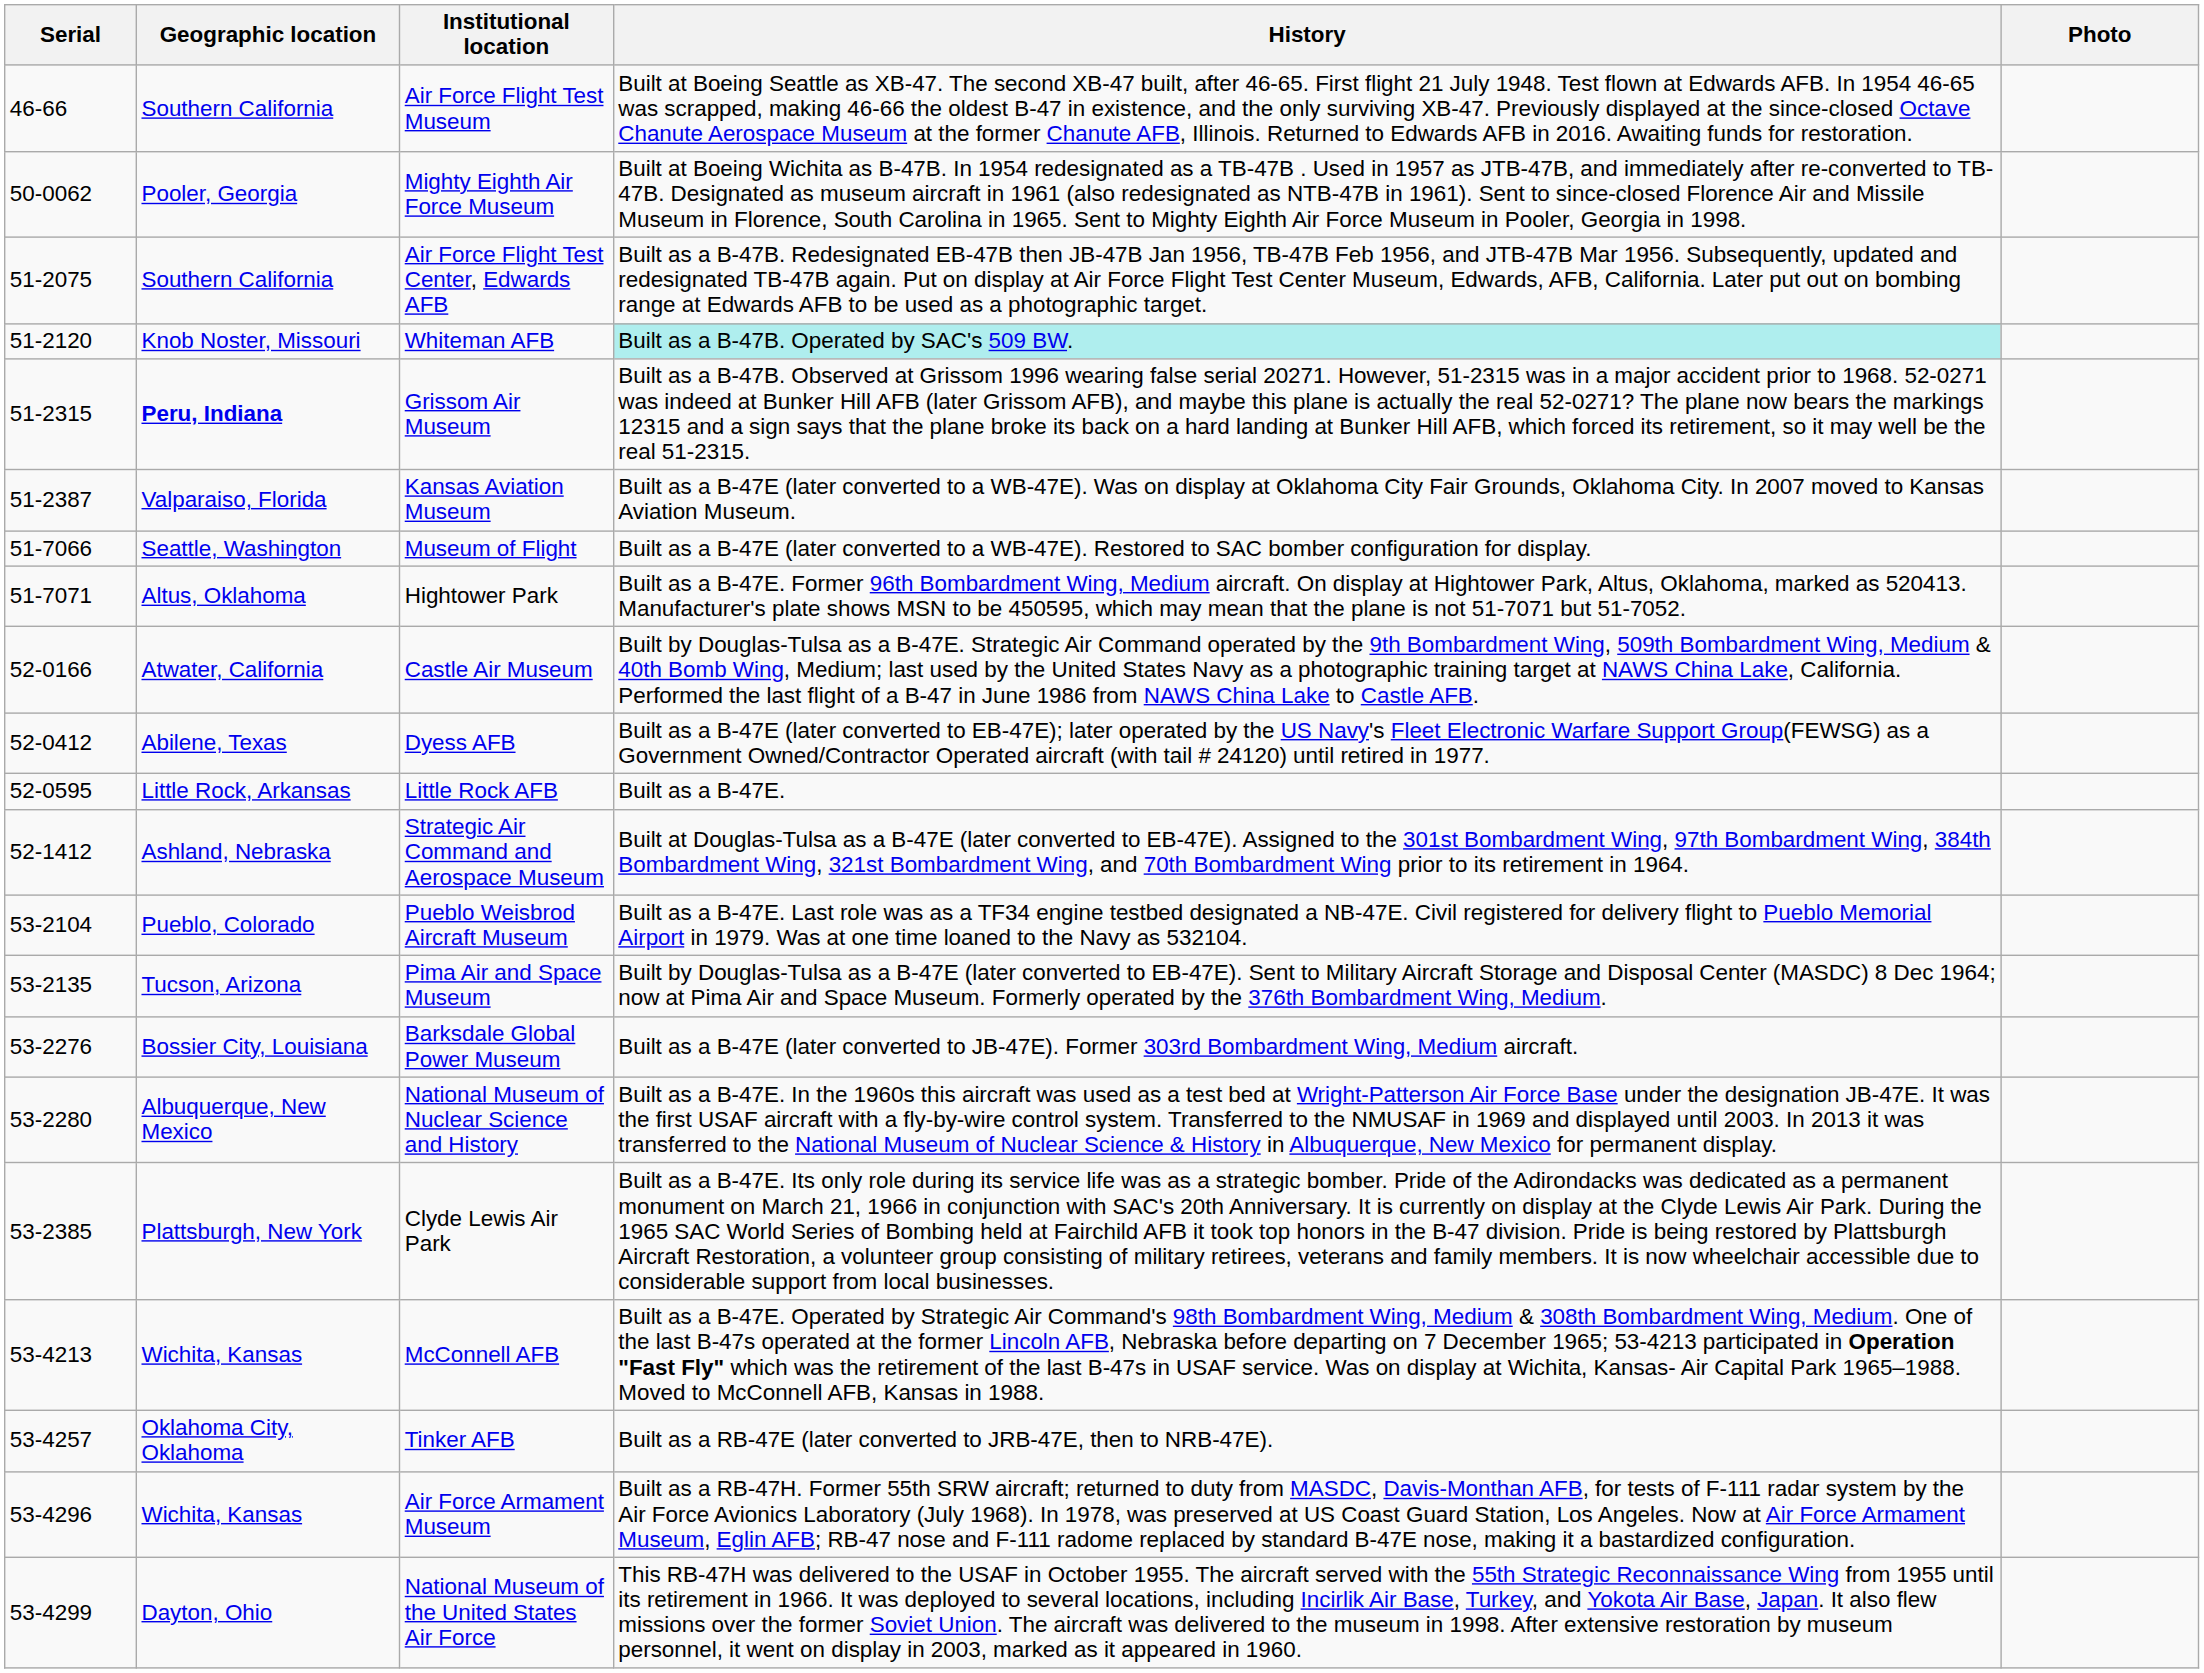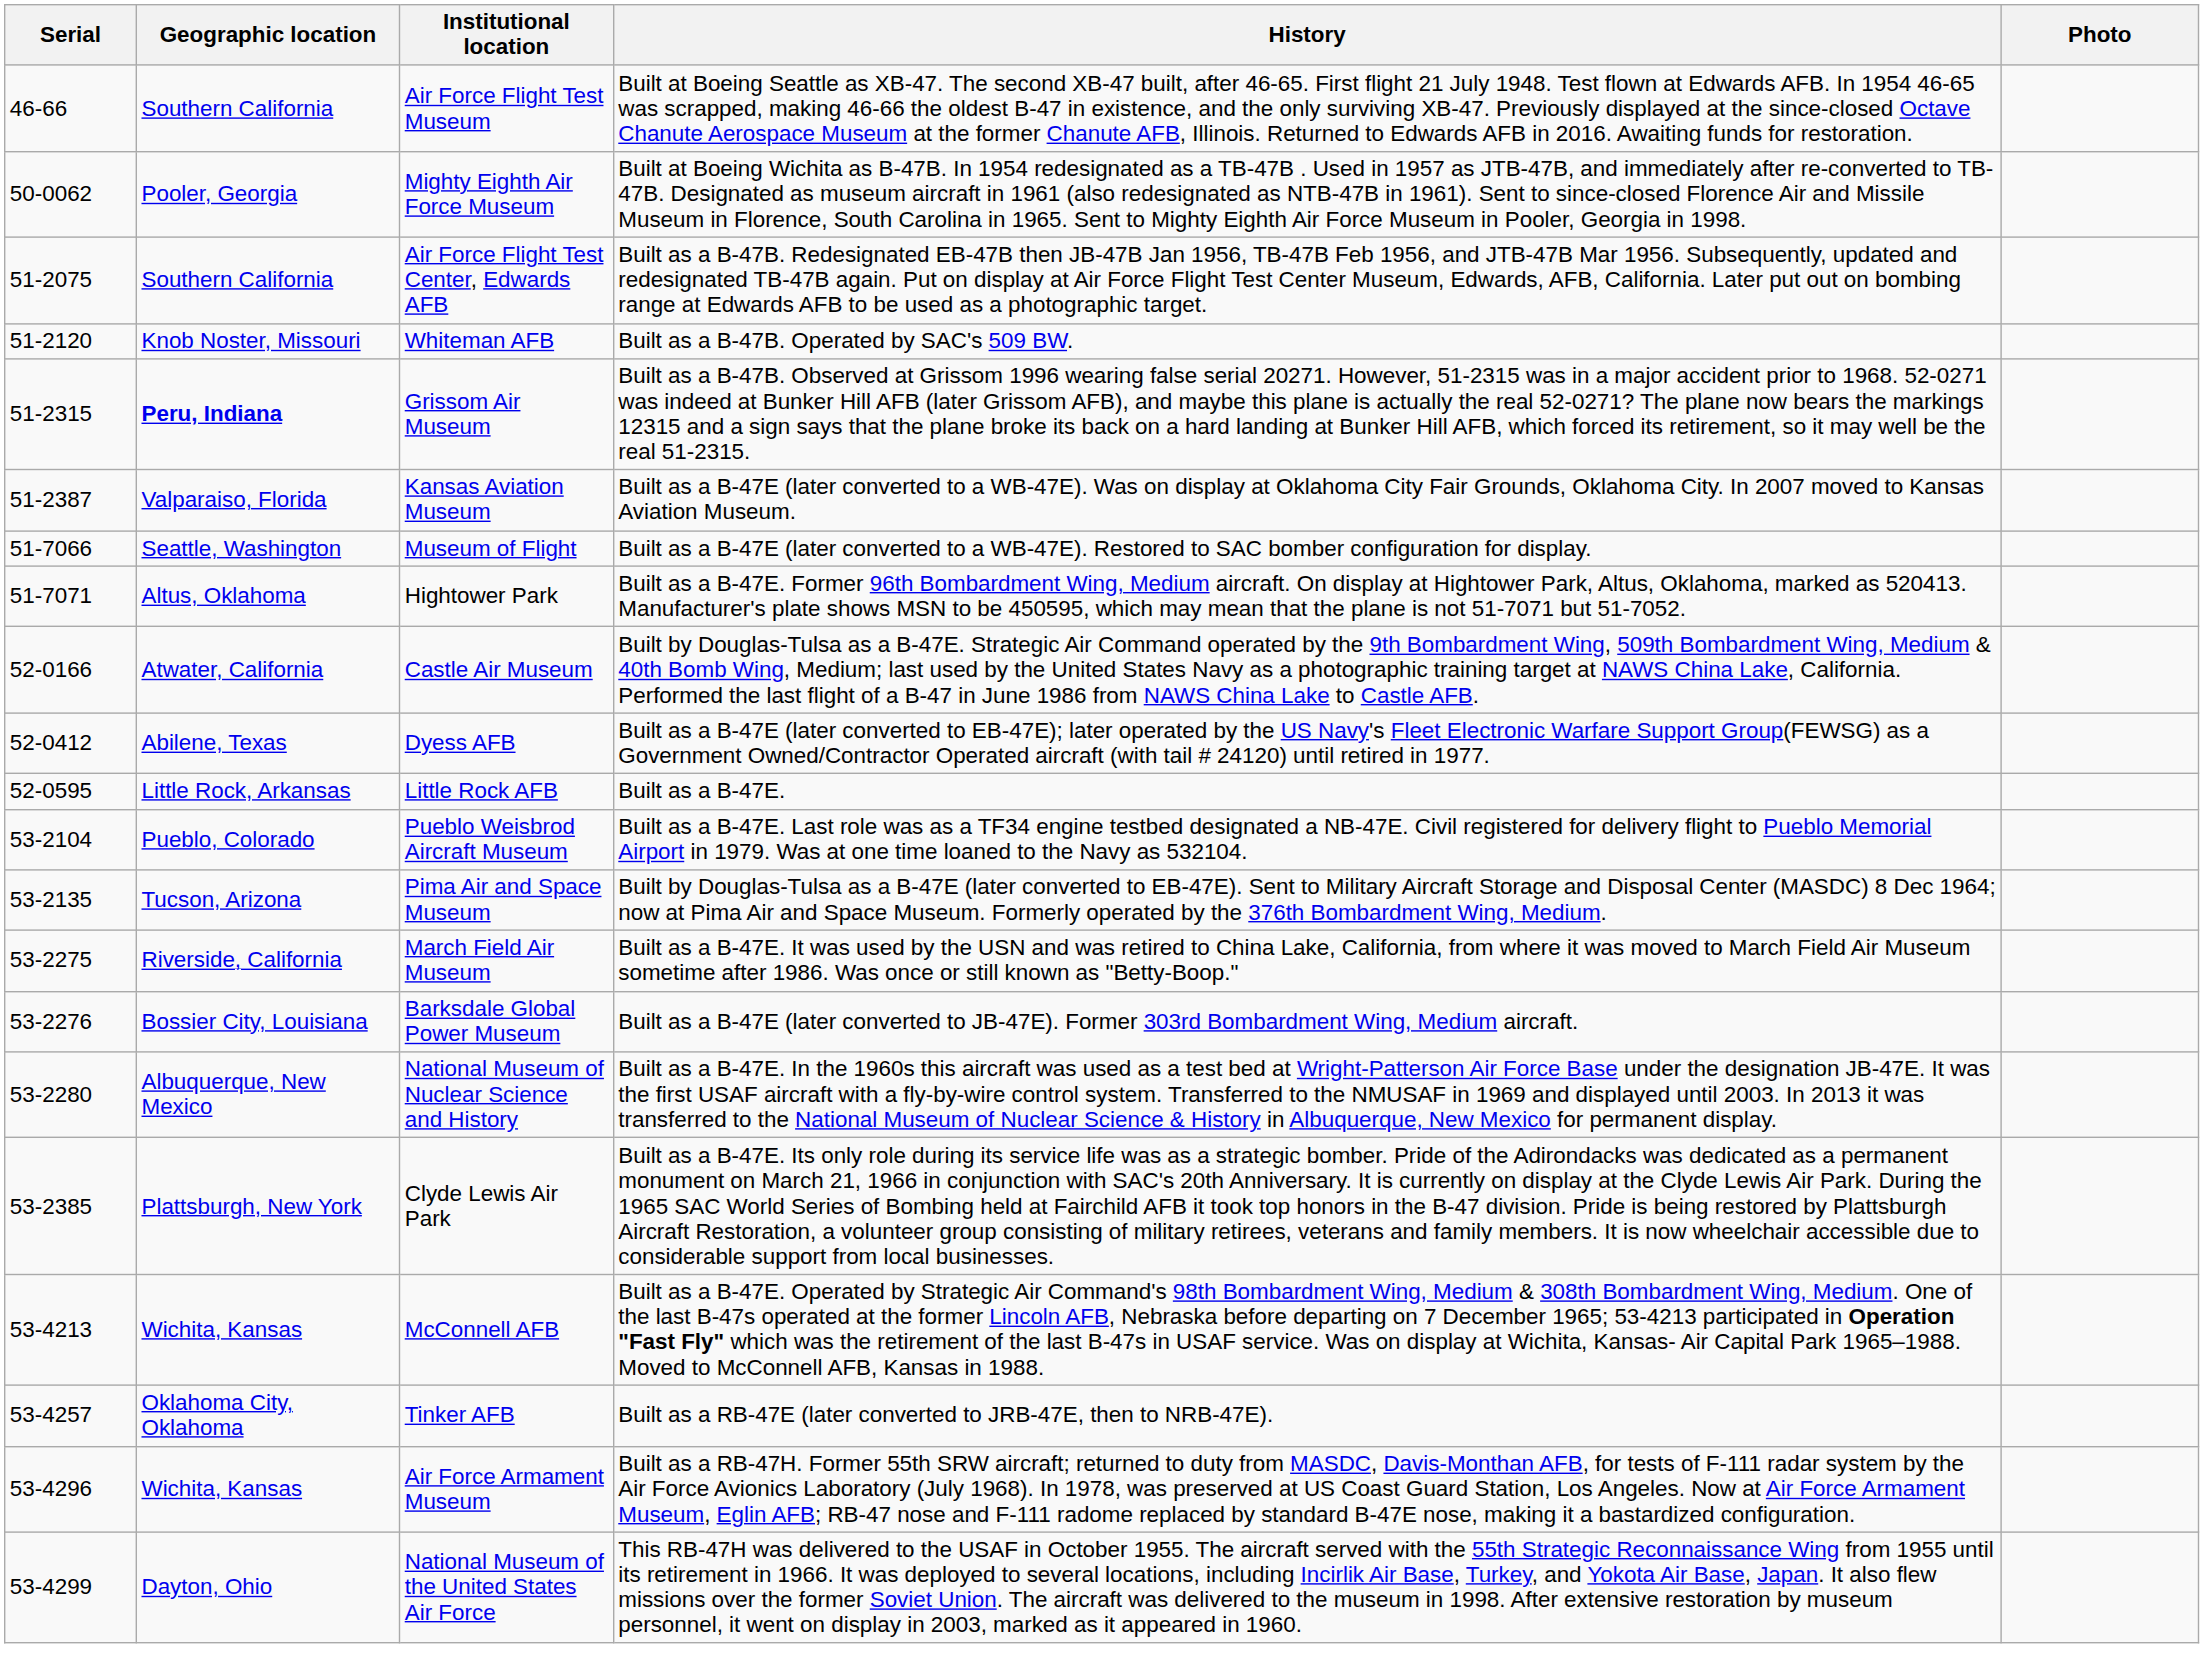(846, 340) paleturquoise background -> (846, 340) no background
- row: (504, 851)
+ row: (479, 960)
